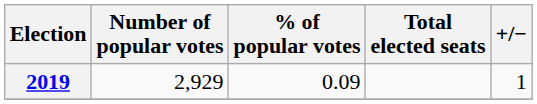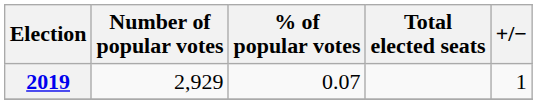(341, 81) 0.09 -> (341, 81) 0.07
